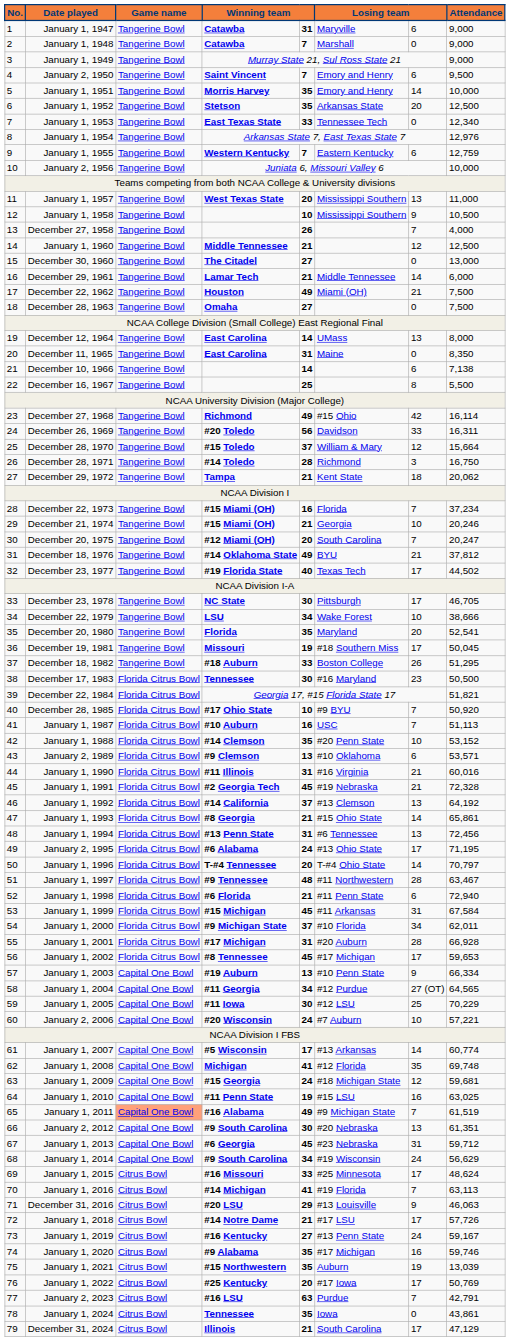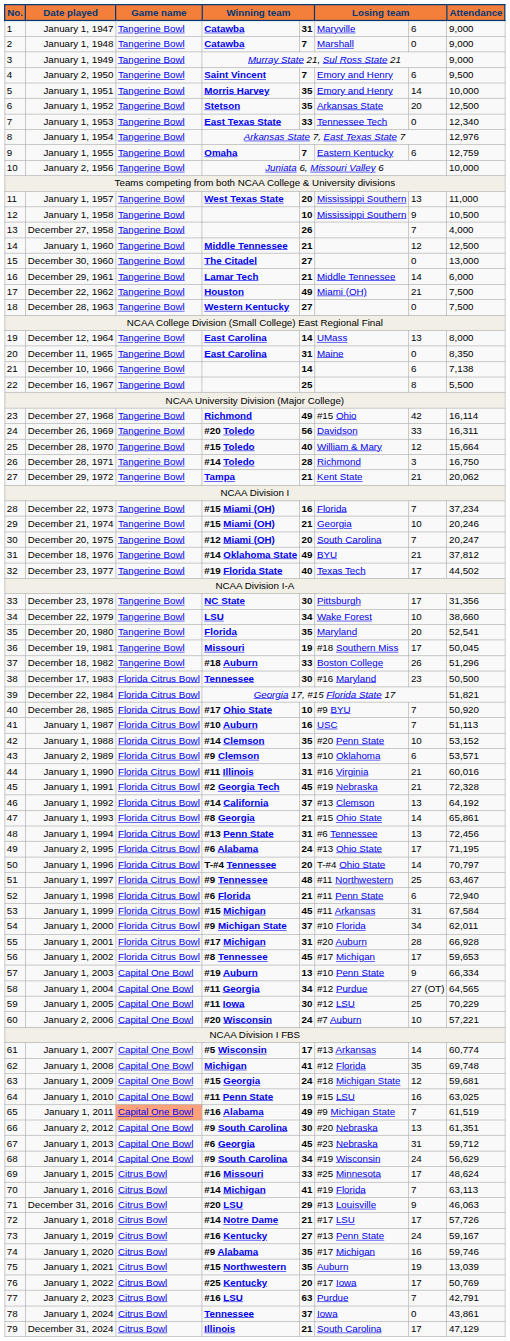(247, 152) Western Kentucky -> (221, 152) Omaha
(221, 307) Omaha -> (247, 307) Western Kentucky
(307, 446) 37 -> (307, 446) 40
(416, 477) 18 -> (416, 477) 21
(464, 601) 46,705 -> (464, 601) 31,356
(464, 617) 38,666 -> (464, 617) 38,660
(464, 663) 51,295 -> (464, 663) 51,296
(416, 880) 28 -> (416, 880) 25
(307, 1313) 35 -> (307, 1313) 37
